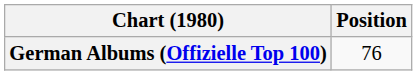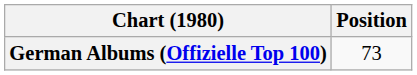(372, 53) 76 -> (372, 53) 73
